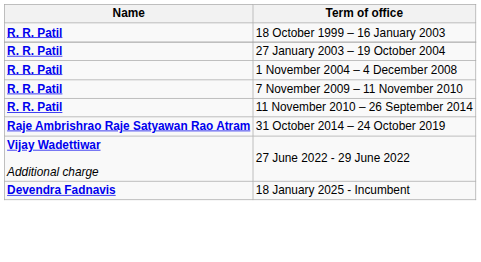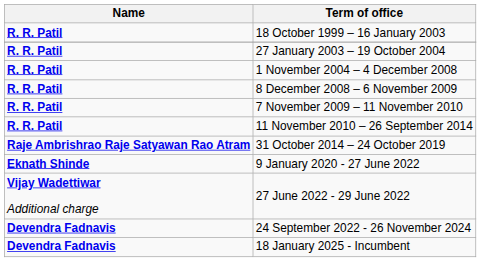+ row: (357, 88)
+ row: (338, 164)
+ row: (363, 228)
